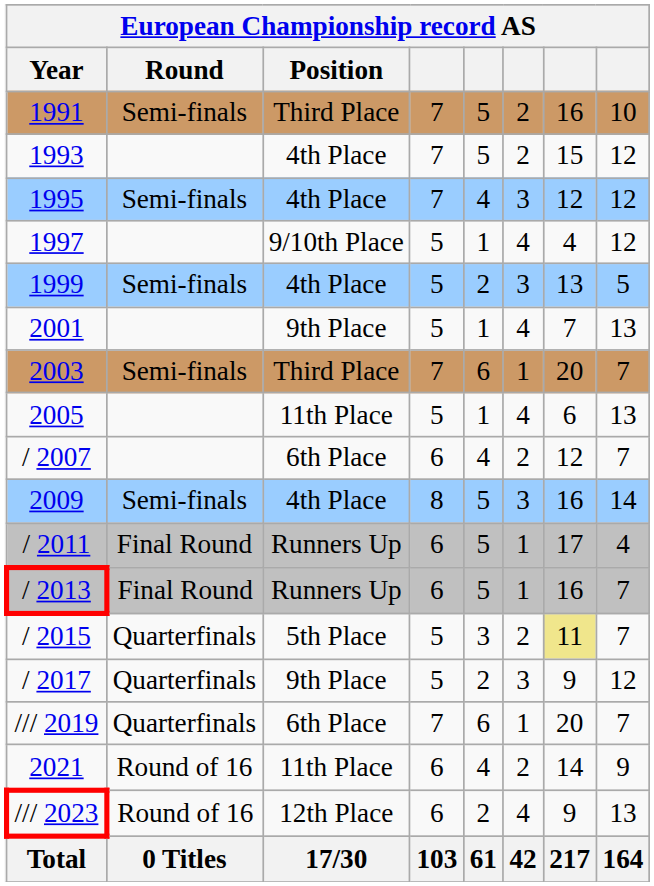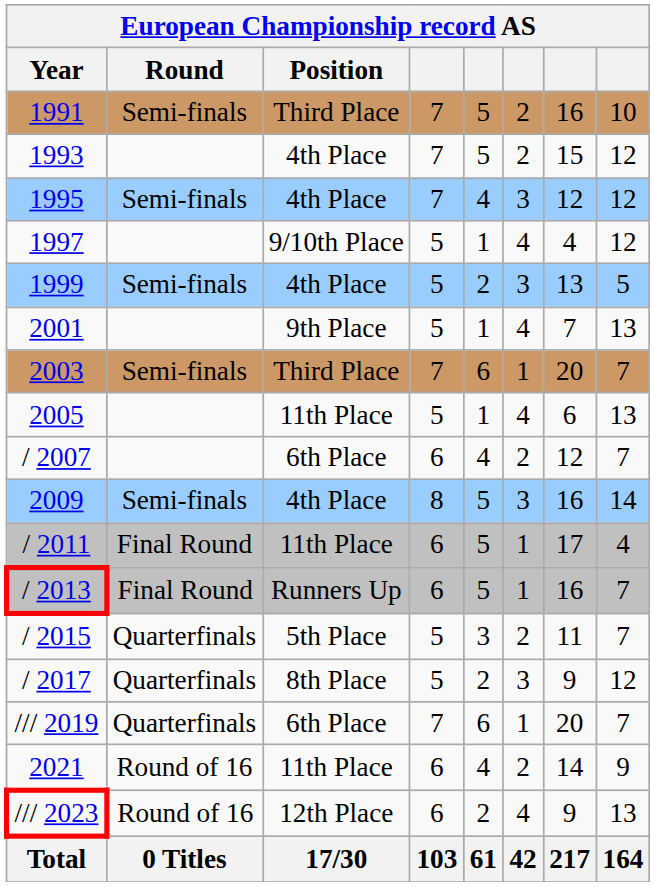(336, 544) Runners Up -> (336, 544) 11th Place
(570, 635) khaki background -> (570, 635) no background
(336, 679) 9th Place -> (336, 679) 8th Place
